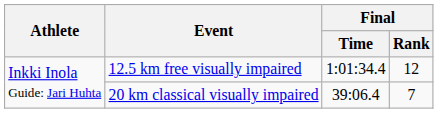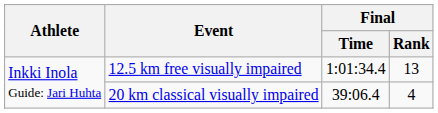(411, 69) 12 -> (411, 69) 13
(411, 95) 7 -> (411, 95) 4
